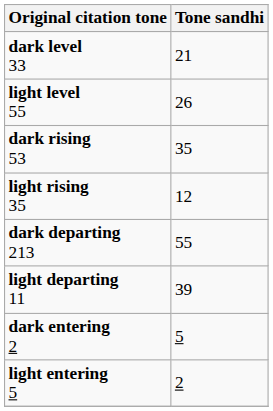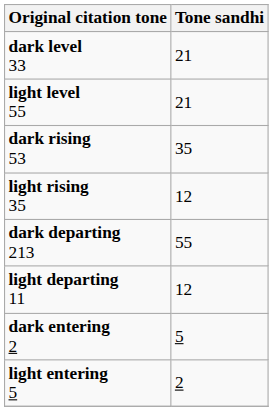(184, 102) 26 -> (184, 102) 21
(184, 289) 39 -> (184, 289) 12
